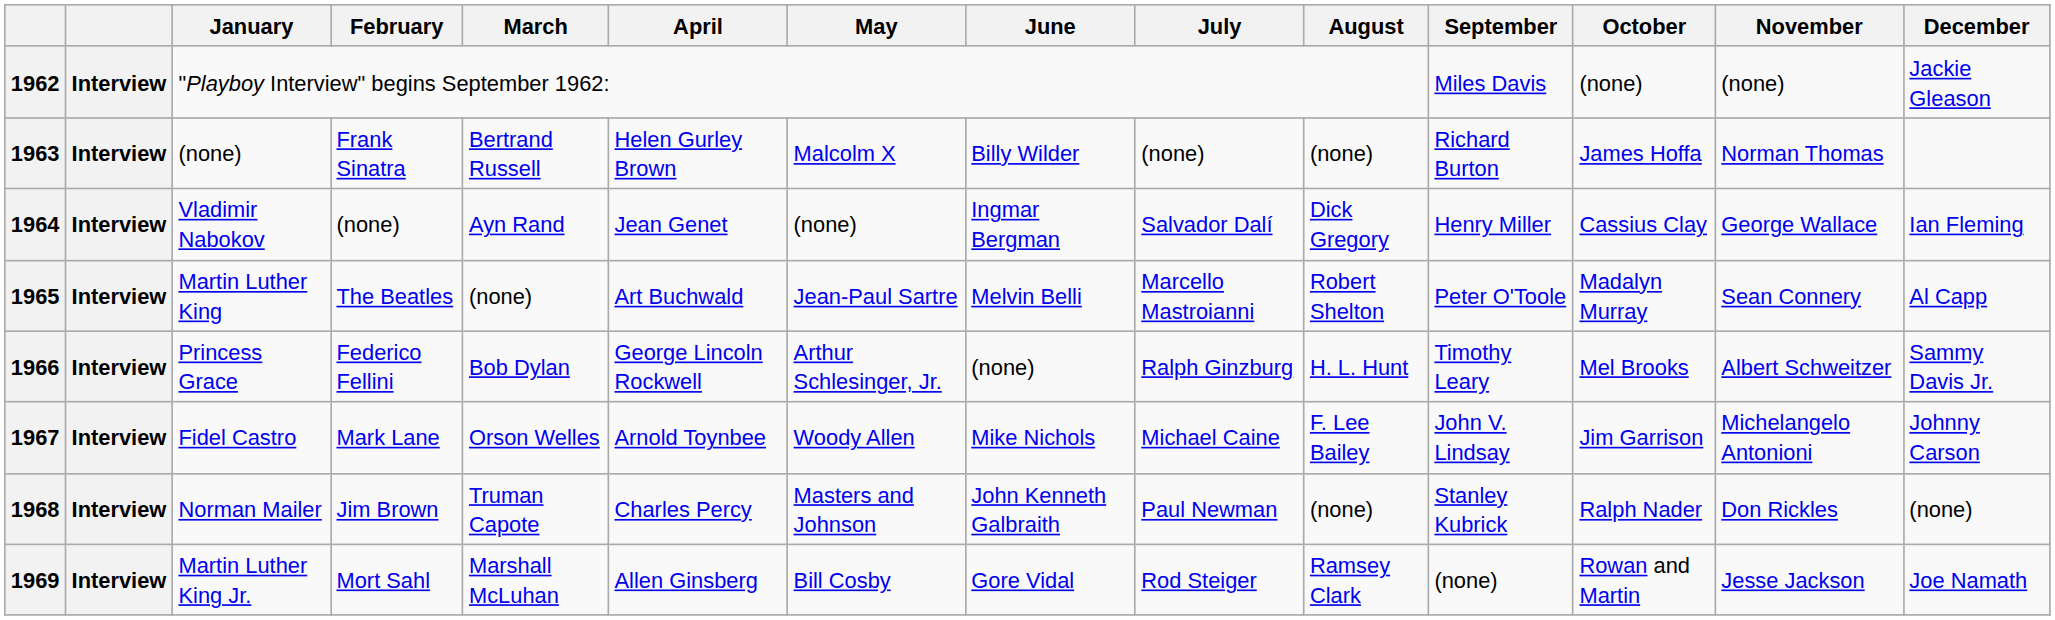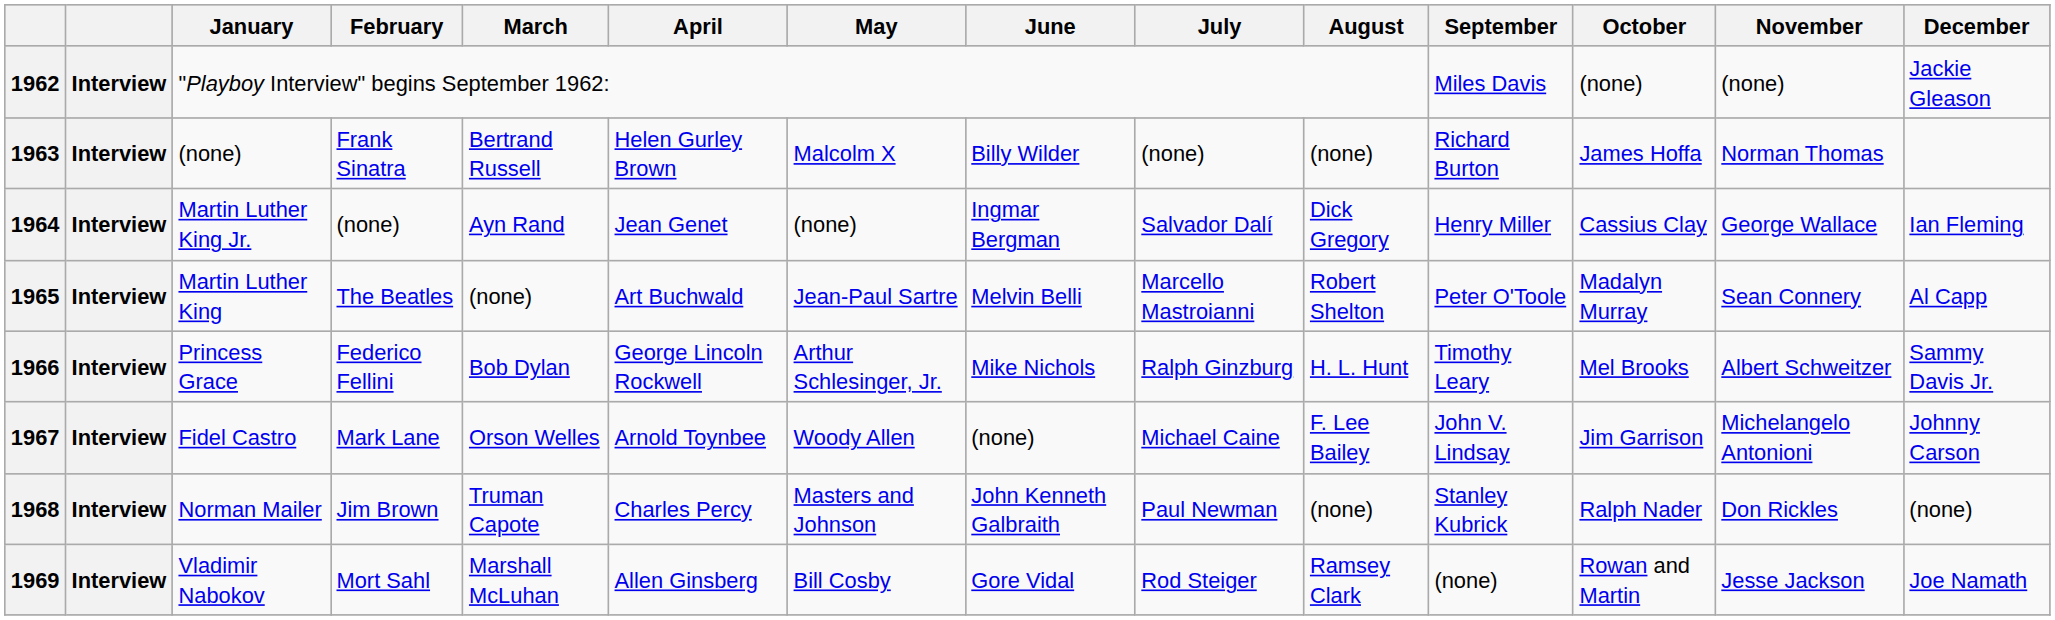(222, 225) Vladimir Nabokov -> (243, 225) Martin Luther King Jr.
(1003, 367) (none) -> (1033, 367) Mike Nichols
(1033, 438) Mike Nichols -> (1003, 438) (none)
(243, 581) Martin Luther King Jr. -> (222, 581) Vladimir Nabokov
